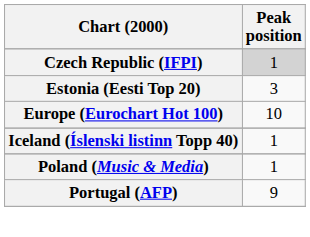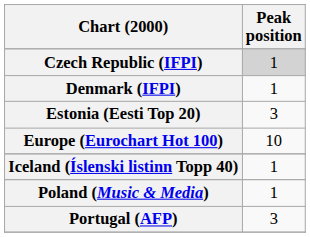+ row: (123, 88)
(274, 192) 9 -> (274, 219) 3
